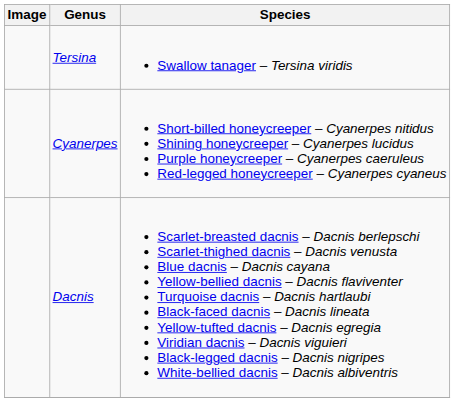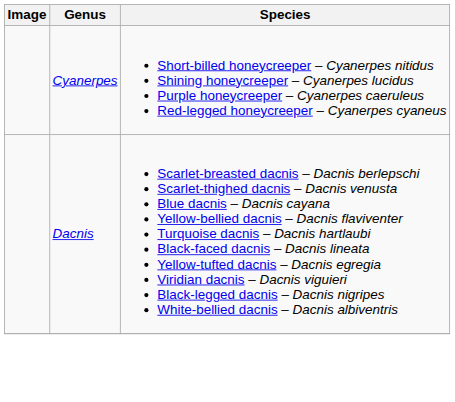- row: (74, 57)
